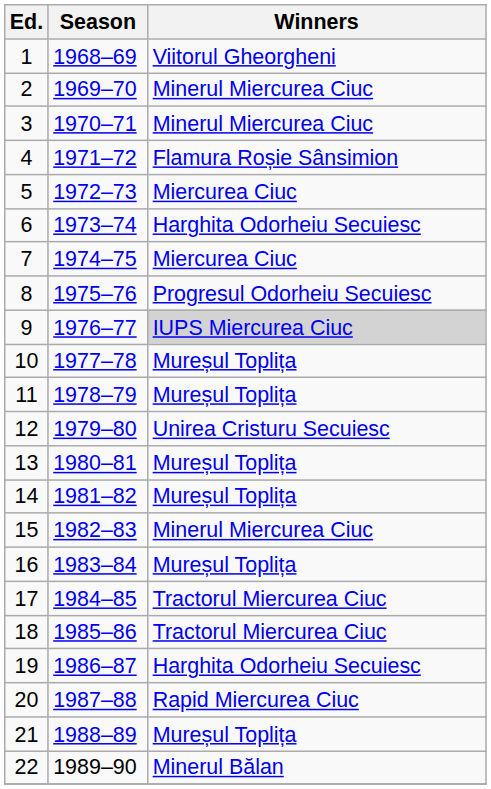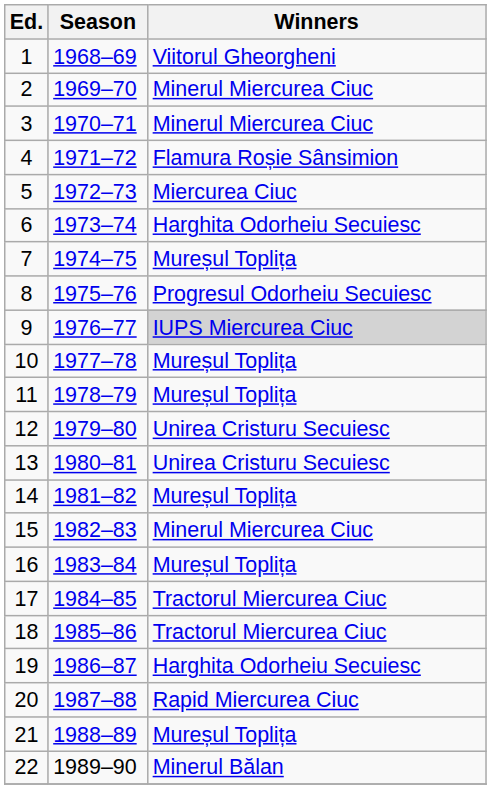(225, 259) Miercurea Ciuc -> (225, 259) Mureșul Toplița
(225, 463) Mureșul Toplița -> (271, 463) Unirea Cristuru Secuiesc
